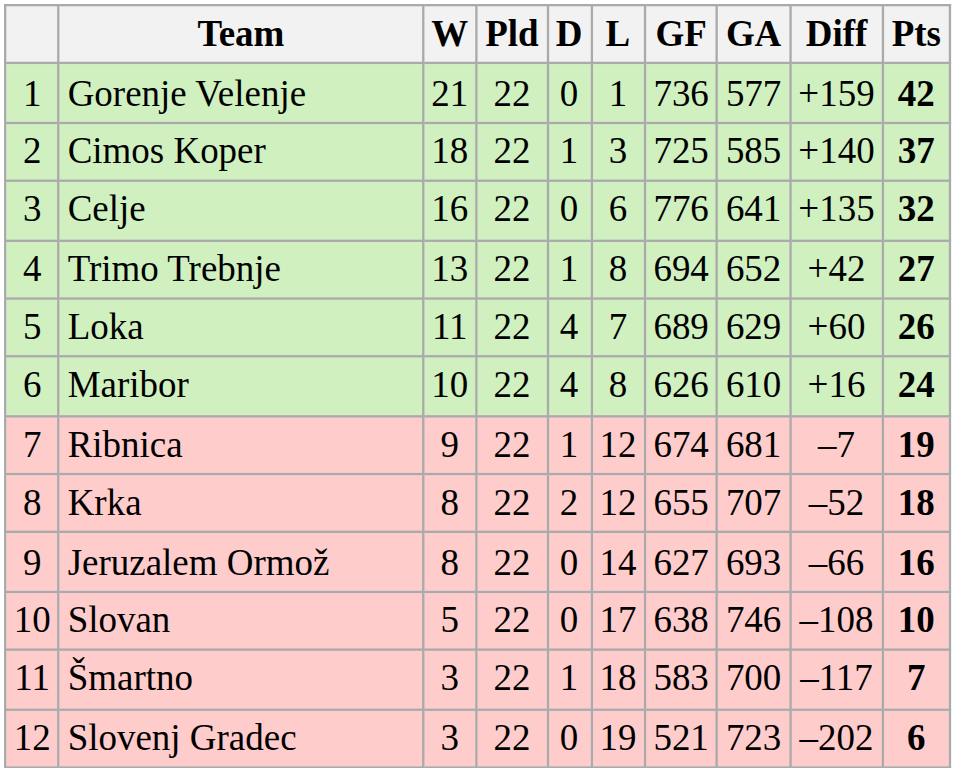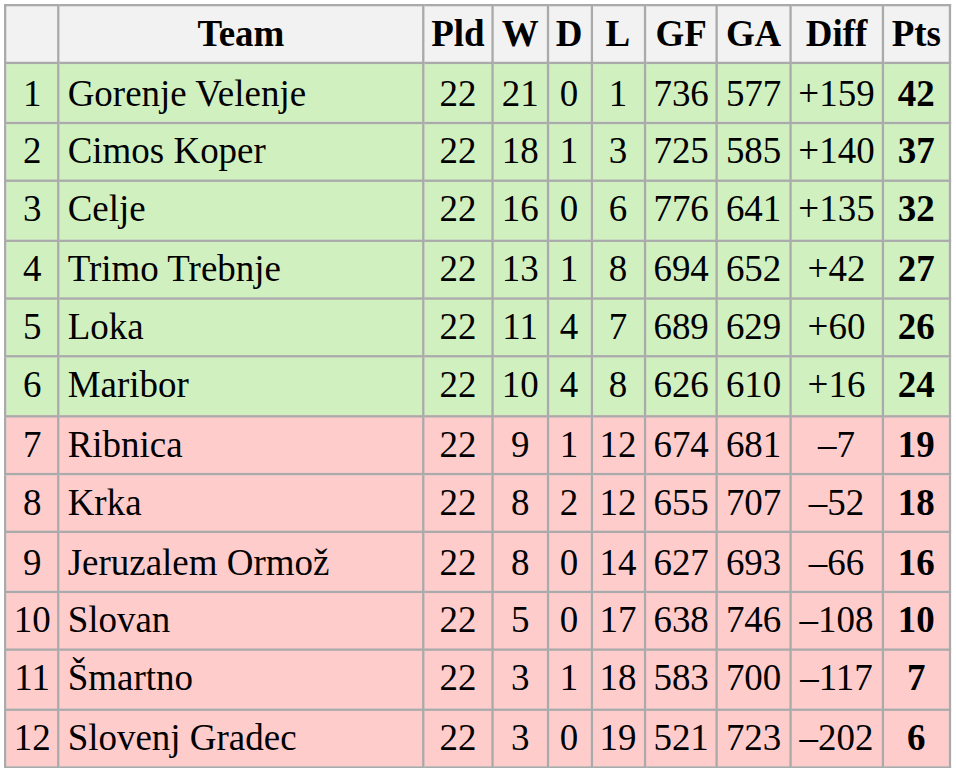columns swapped: (512, 33) <-> (450, 33)
